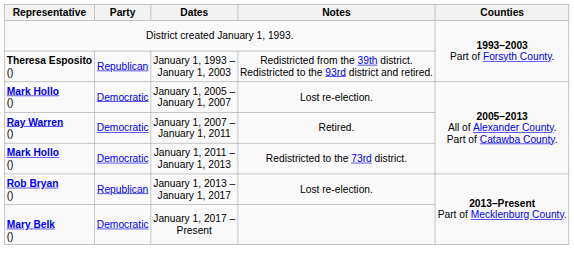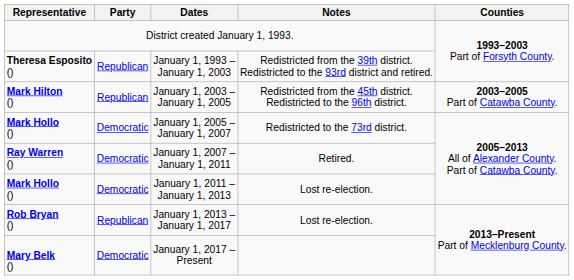+ row: (194, 97)
(336, 97) Lost re-election. -> (336, 128) Redistricted to the 73rd district.
(336, 158) Redistricted to the 73rd district. -> (336, 189) Lost re-election.
